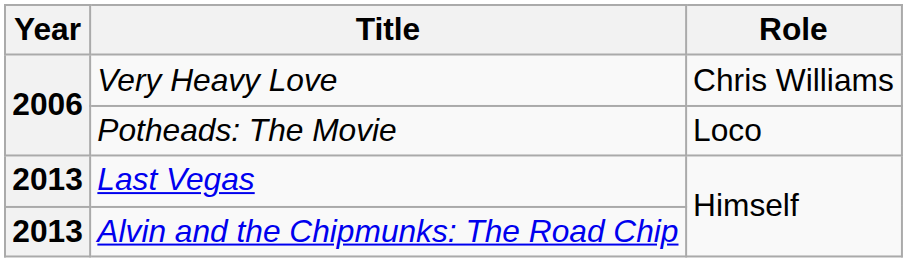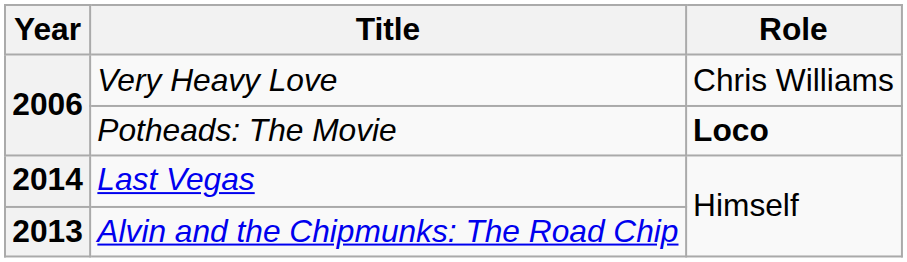(727, 130) normal -> (731, 130) bold
(48, 180) 2013 -> (48, 180) 2014
